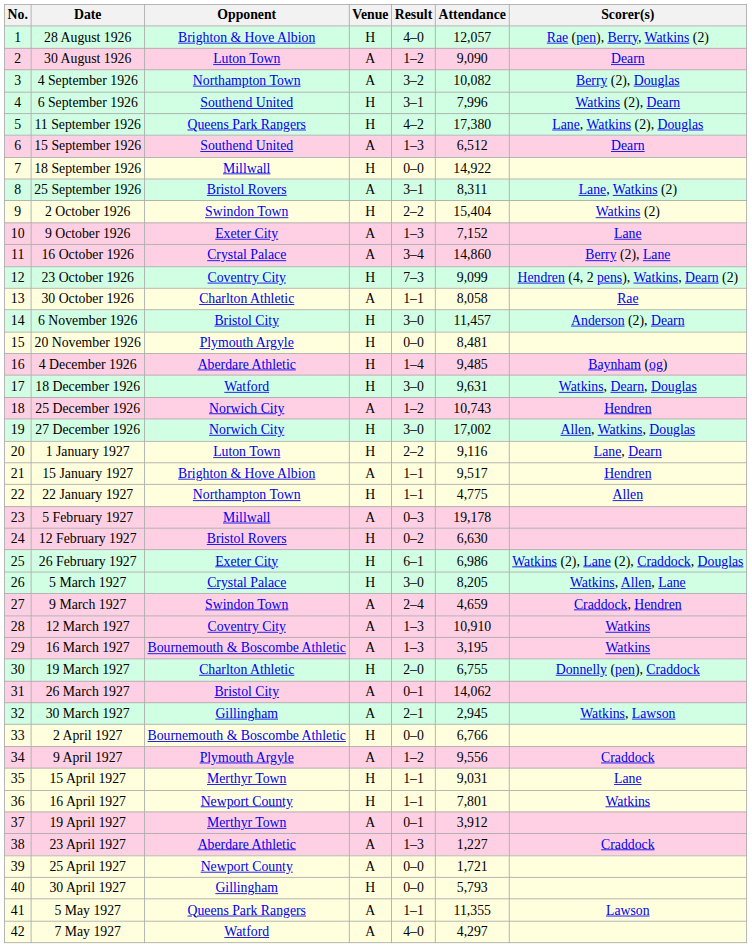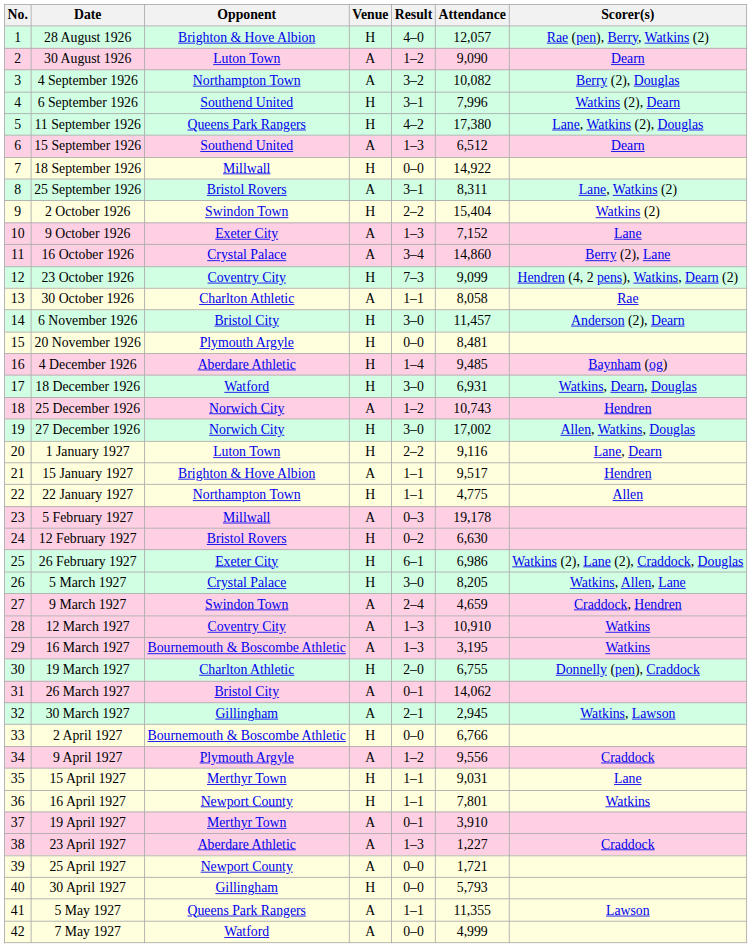(472, 386) 9,631 -> (472, 386) 6,931
(472, 822) 3,912 -> (472, 822) 3,910
(414, 931) 4–0 -> (414, 931) 0–0
(472, 931) 4,297 -> (472, 931) 4,999
